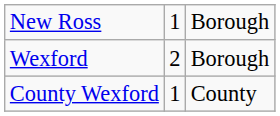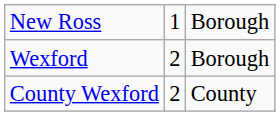(175, 93) 1 -> (175, 93) 2
